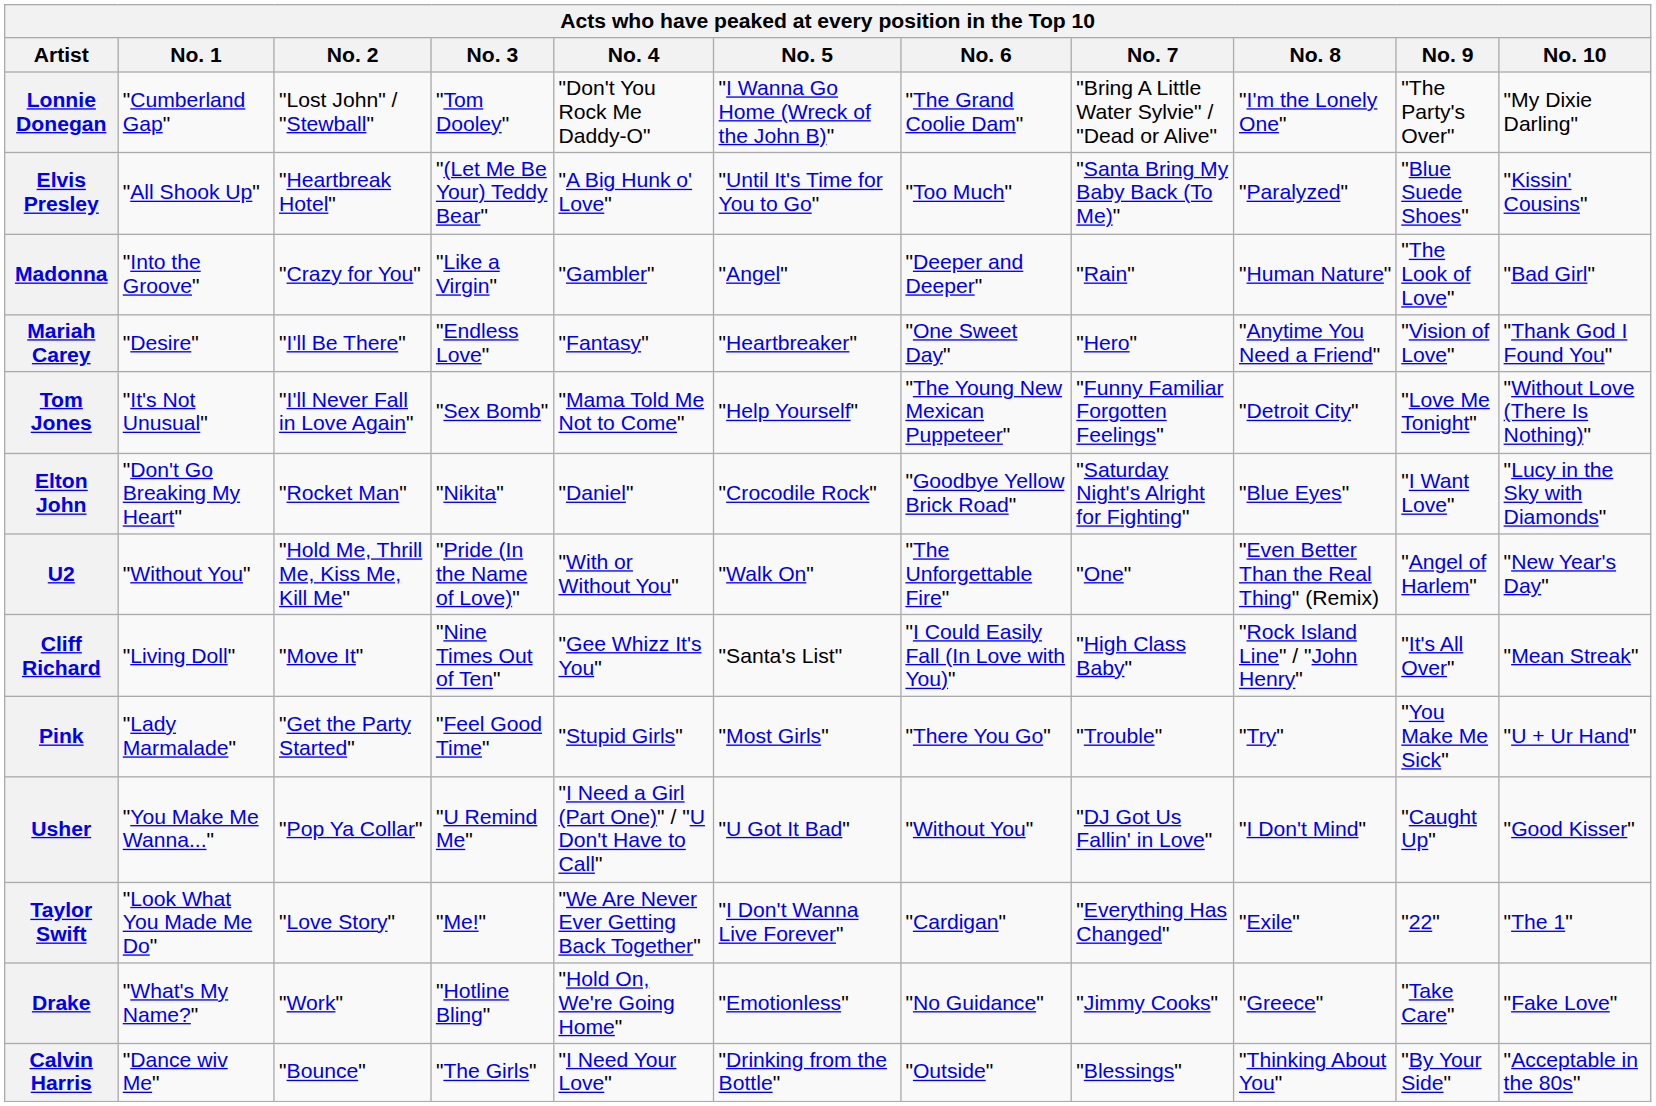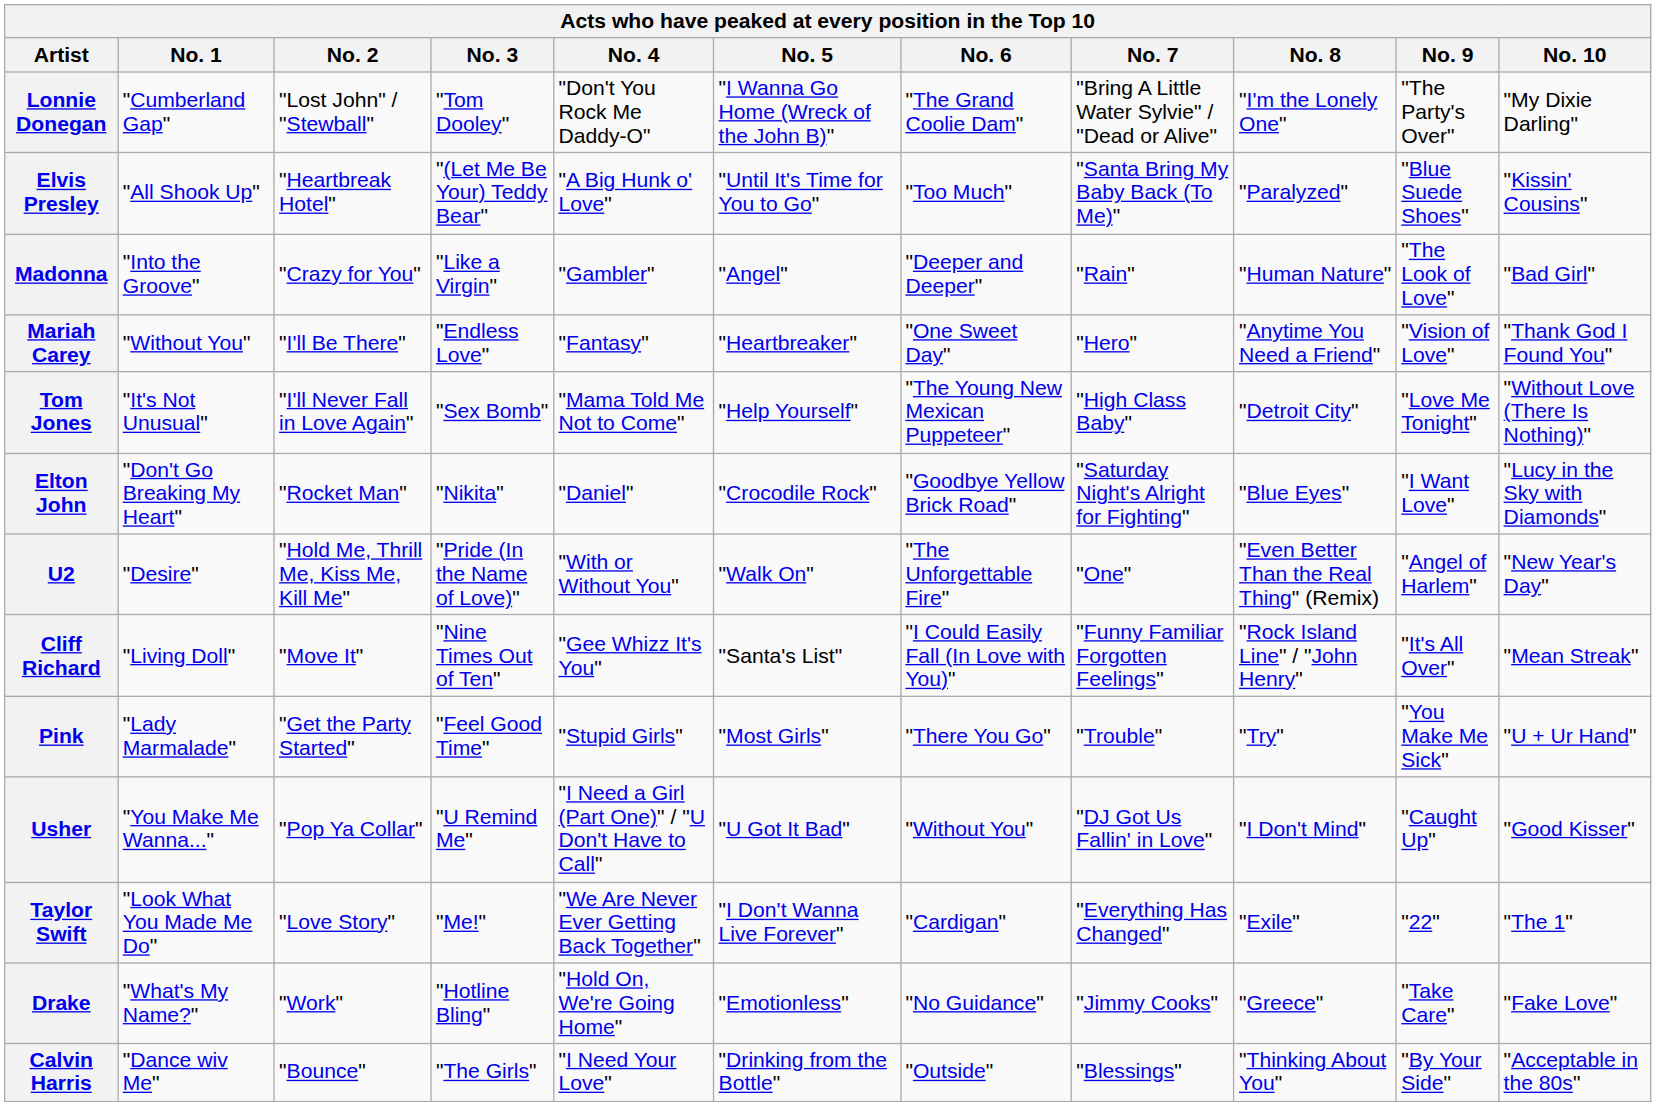(161, 343) "Desire" -> (187, 343) "Without You"
(1150, 412) "Funny Familiar Forgotten Feelings" -> (1131, 412) "High Class Baby"
(187, 574) "Without You" -> (161, 574) "Desire"
(1131, 655) "High Class Baby" -> (1150, 655) "Funny Familiar Forgotten Feelings"
